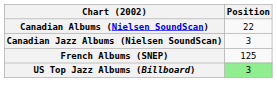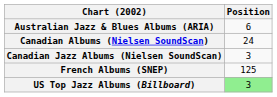+ row: (114, 26)
(248, 26) 22 -> (248, 41) 24
